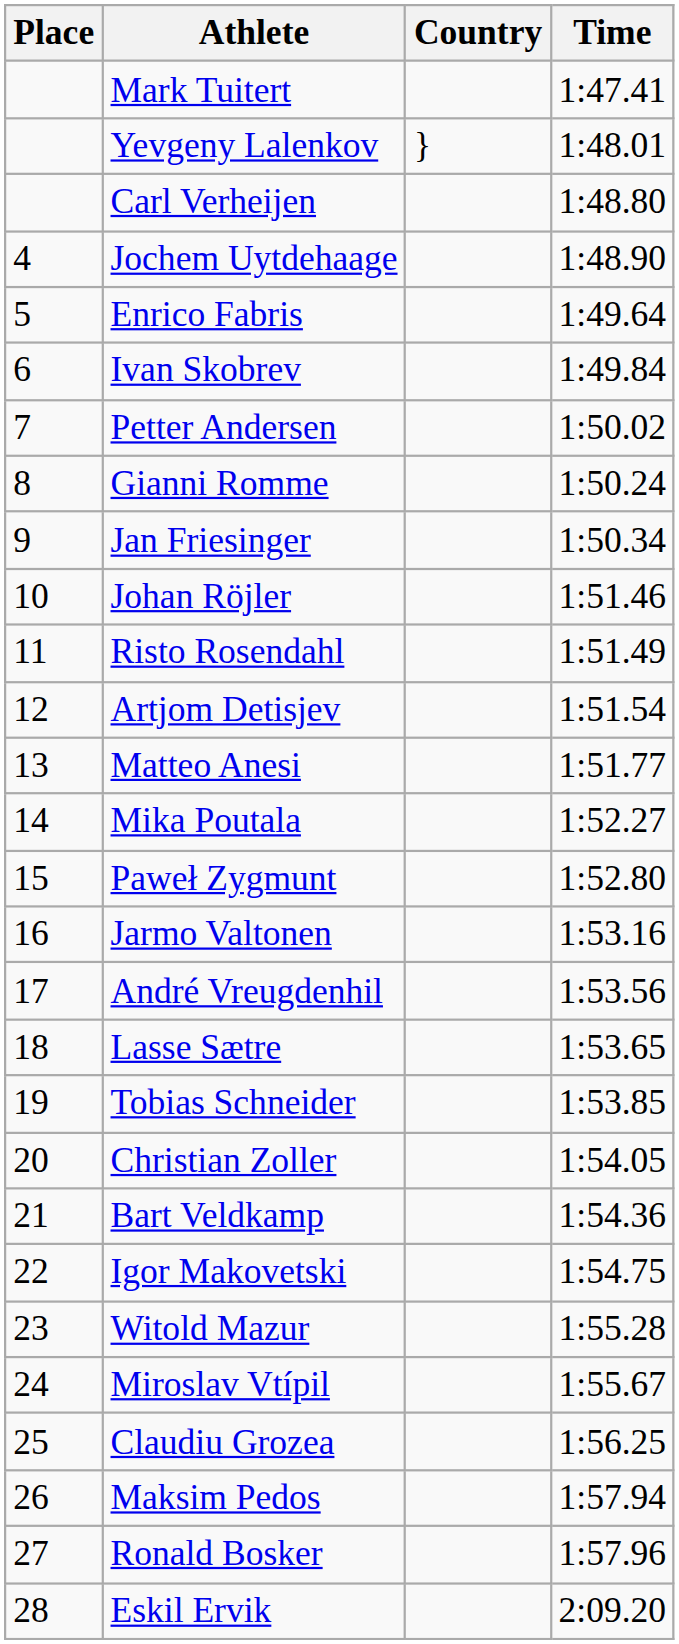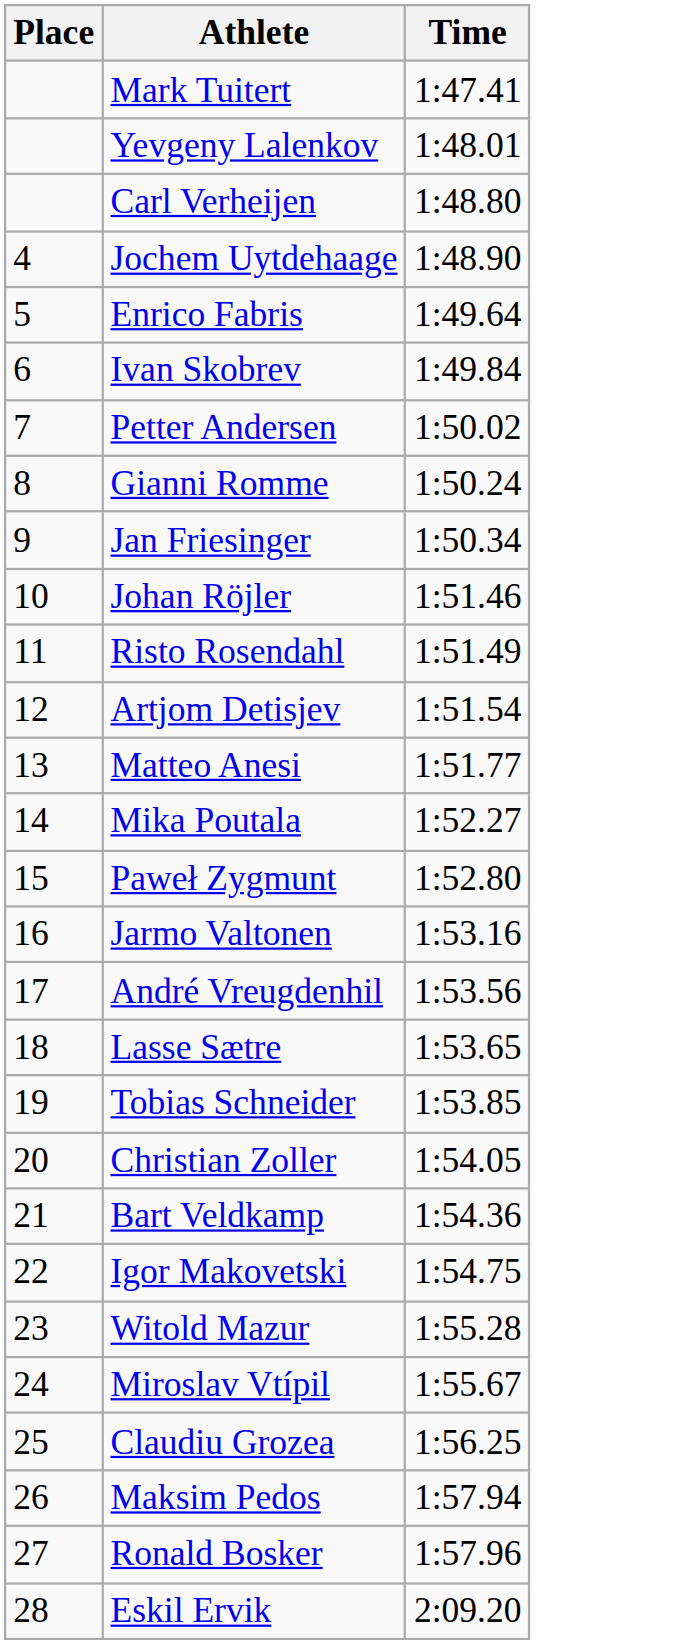- column: (478, 32)
